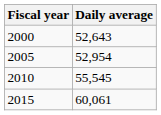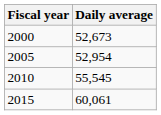(93, 36) 52,643 -> (93, 36) 52,673
